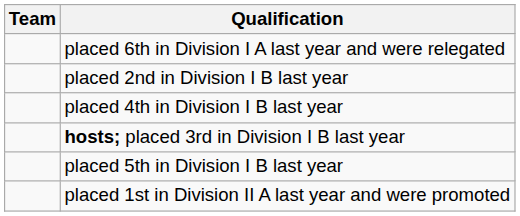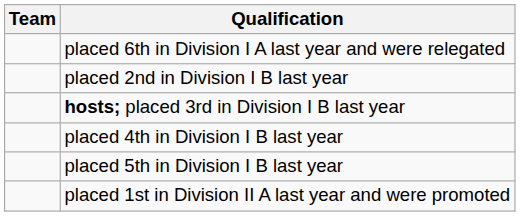rows swapped: (235, 136) <-> (204, 107)
